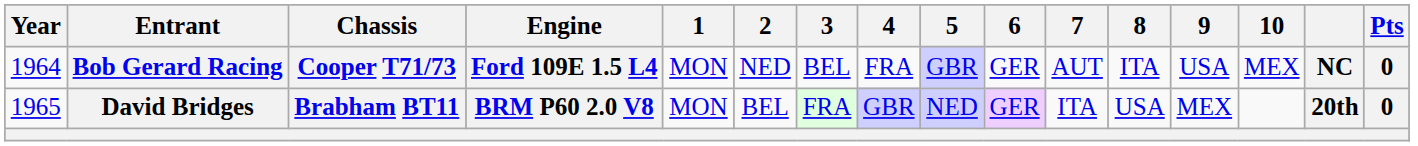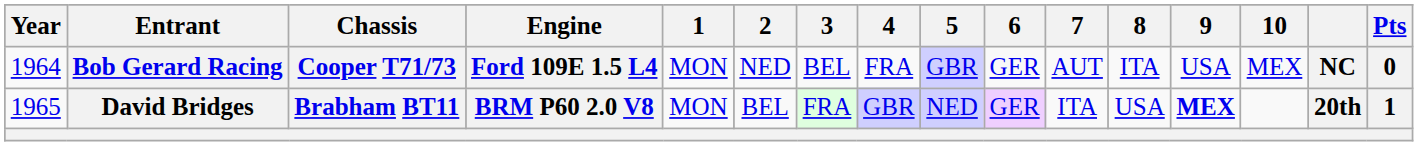(1204, 108) normal -> (1206, 108) bold
(1387, 108) 0 -> (1390, 108) 1
